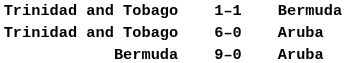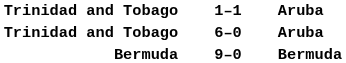(310, 11) Bermuda -> (301, 11) Aruba
(301, 55) Aruba -> (310, 55) Bermuda
